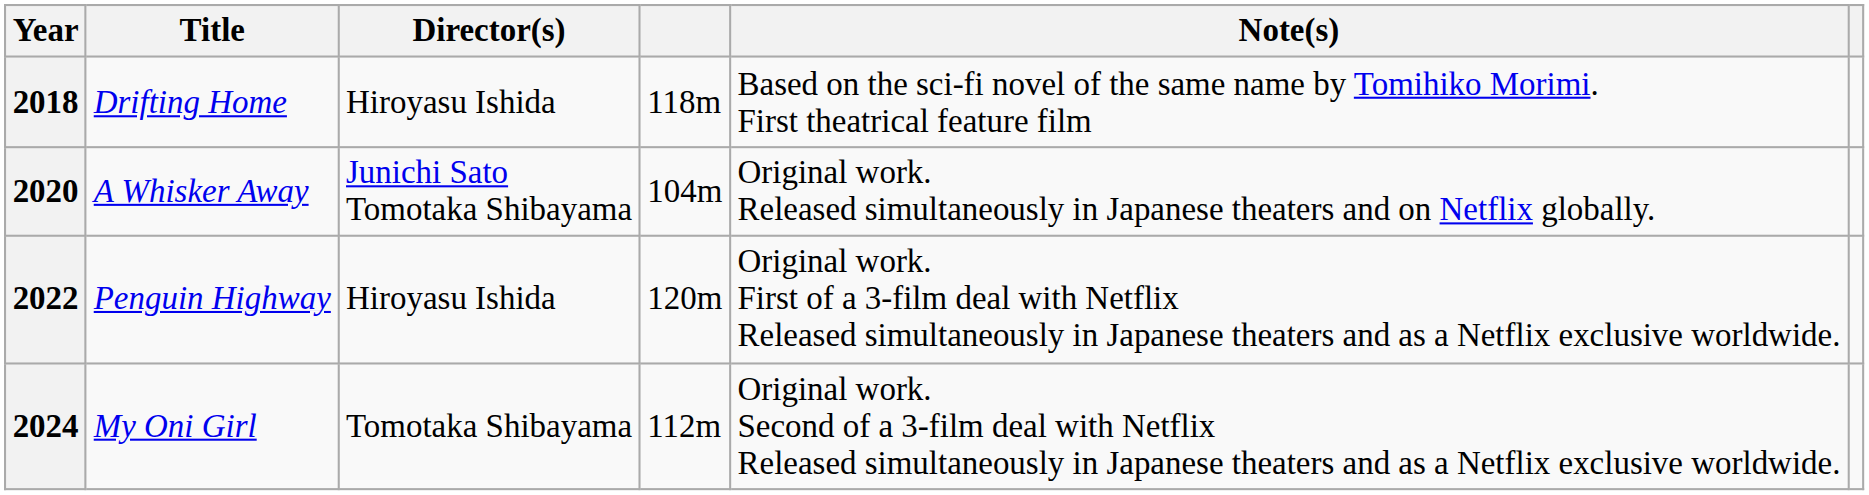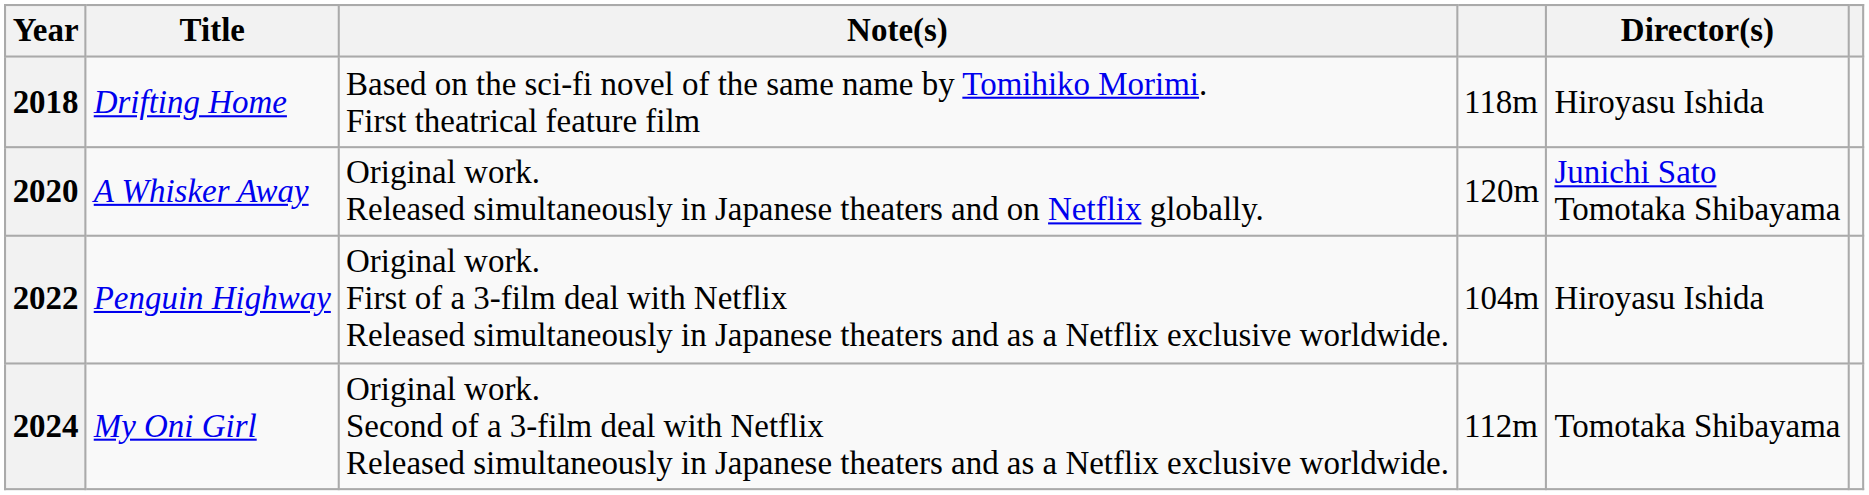columns swapped: (489, 30) <-> (1289, 30)
(685, 190) 104m -> (1502, 190) 120m
(685, 298) 120m -> (1502, 298) 104m
